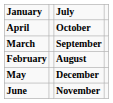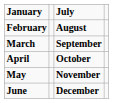rows swapped: (27, 59) <-> (18, 28)
(77, 75) December -> (78, 75) November
(78, 91) November -> (77, 91) December
